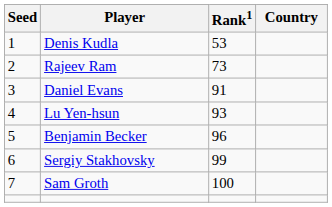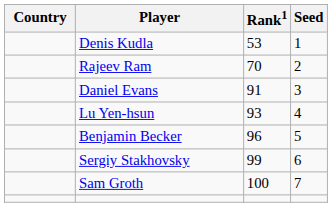columns swapped: (291, 18) <-> (23, 18)
(219, 66) 73 -> (254, 66) 70
